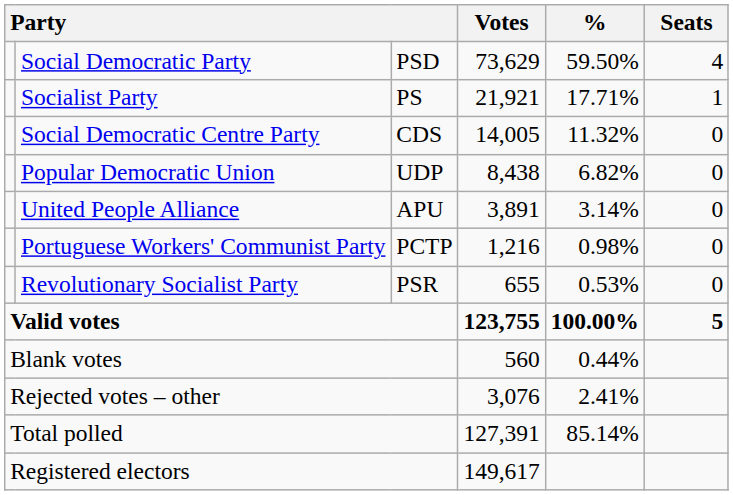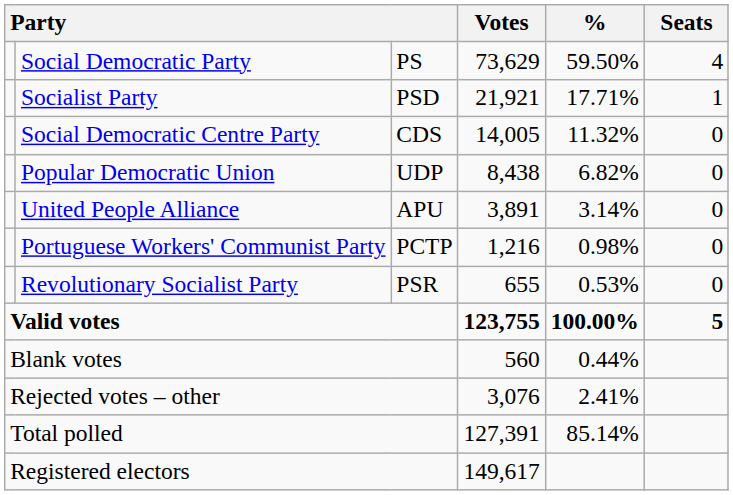(418, 60) PSD -> (409, 60) PS
(409, 97) PS -> (418, 97) PSD
